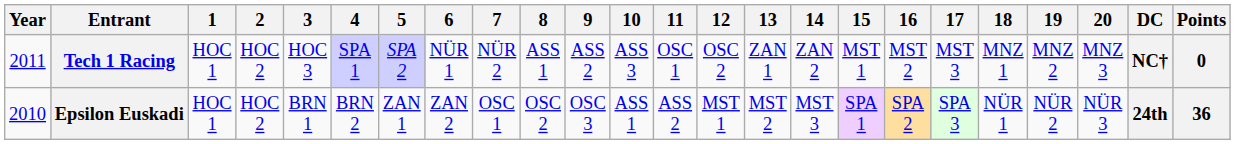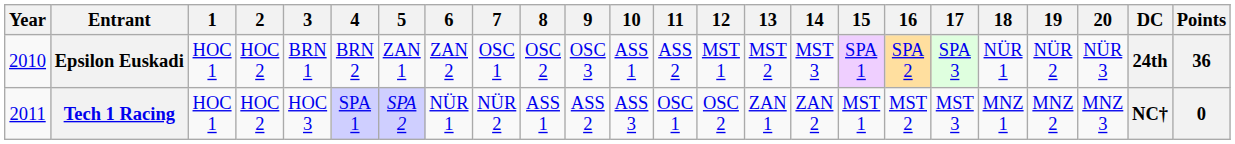rows swapped: (119, 113) <-> (119, 60)
